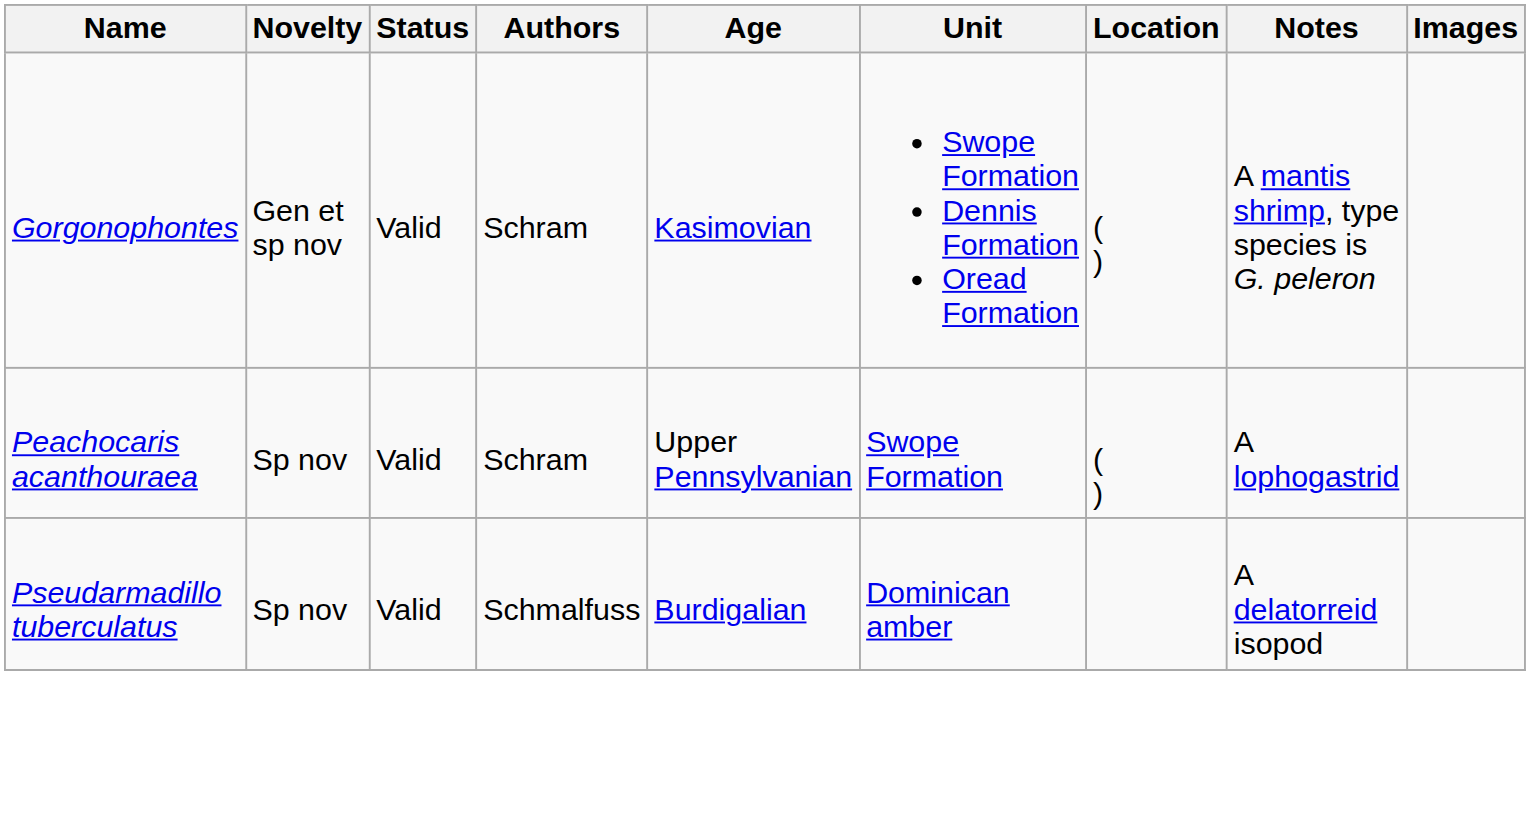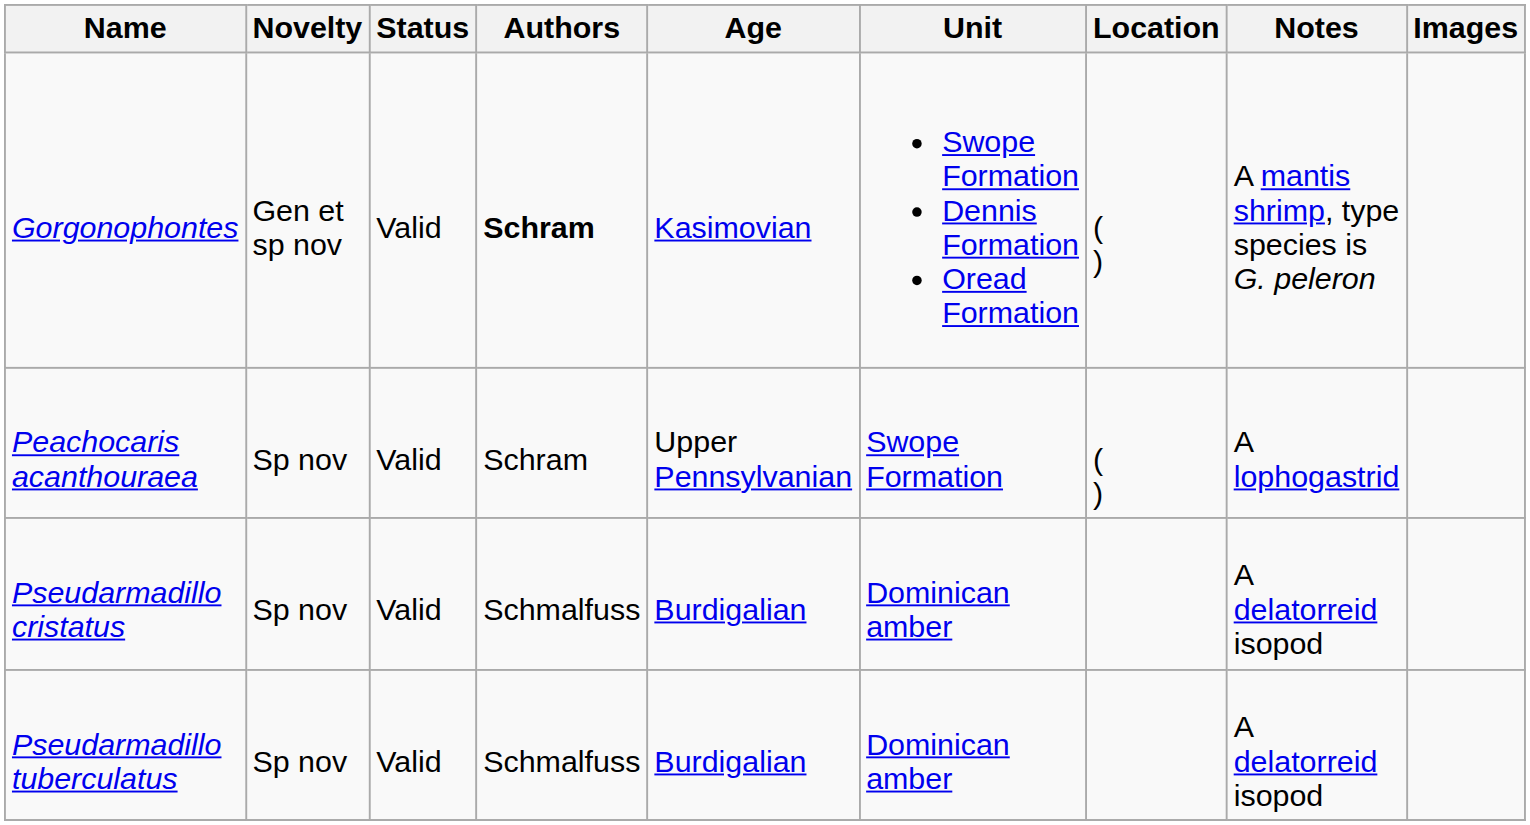(536, 226) normal -> (539, 226) bold
+ row: (117, 610)
